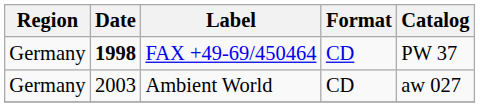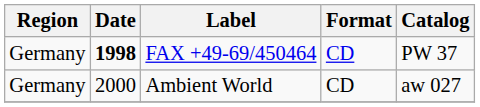(115, 85) 2003 -> (115, 85) 2000
